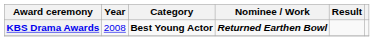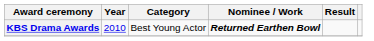(115, 28) 2008 -> (115, 28) 2010
(172, 28) bold -> (168, 28) normal
